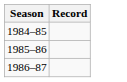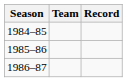+ column: (65, 13)
